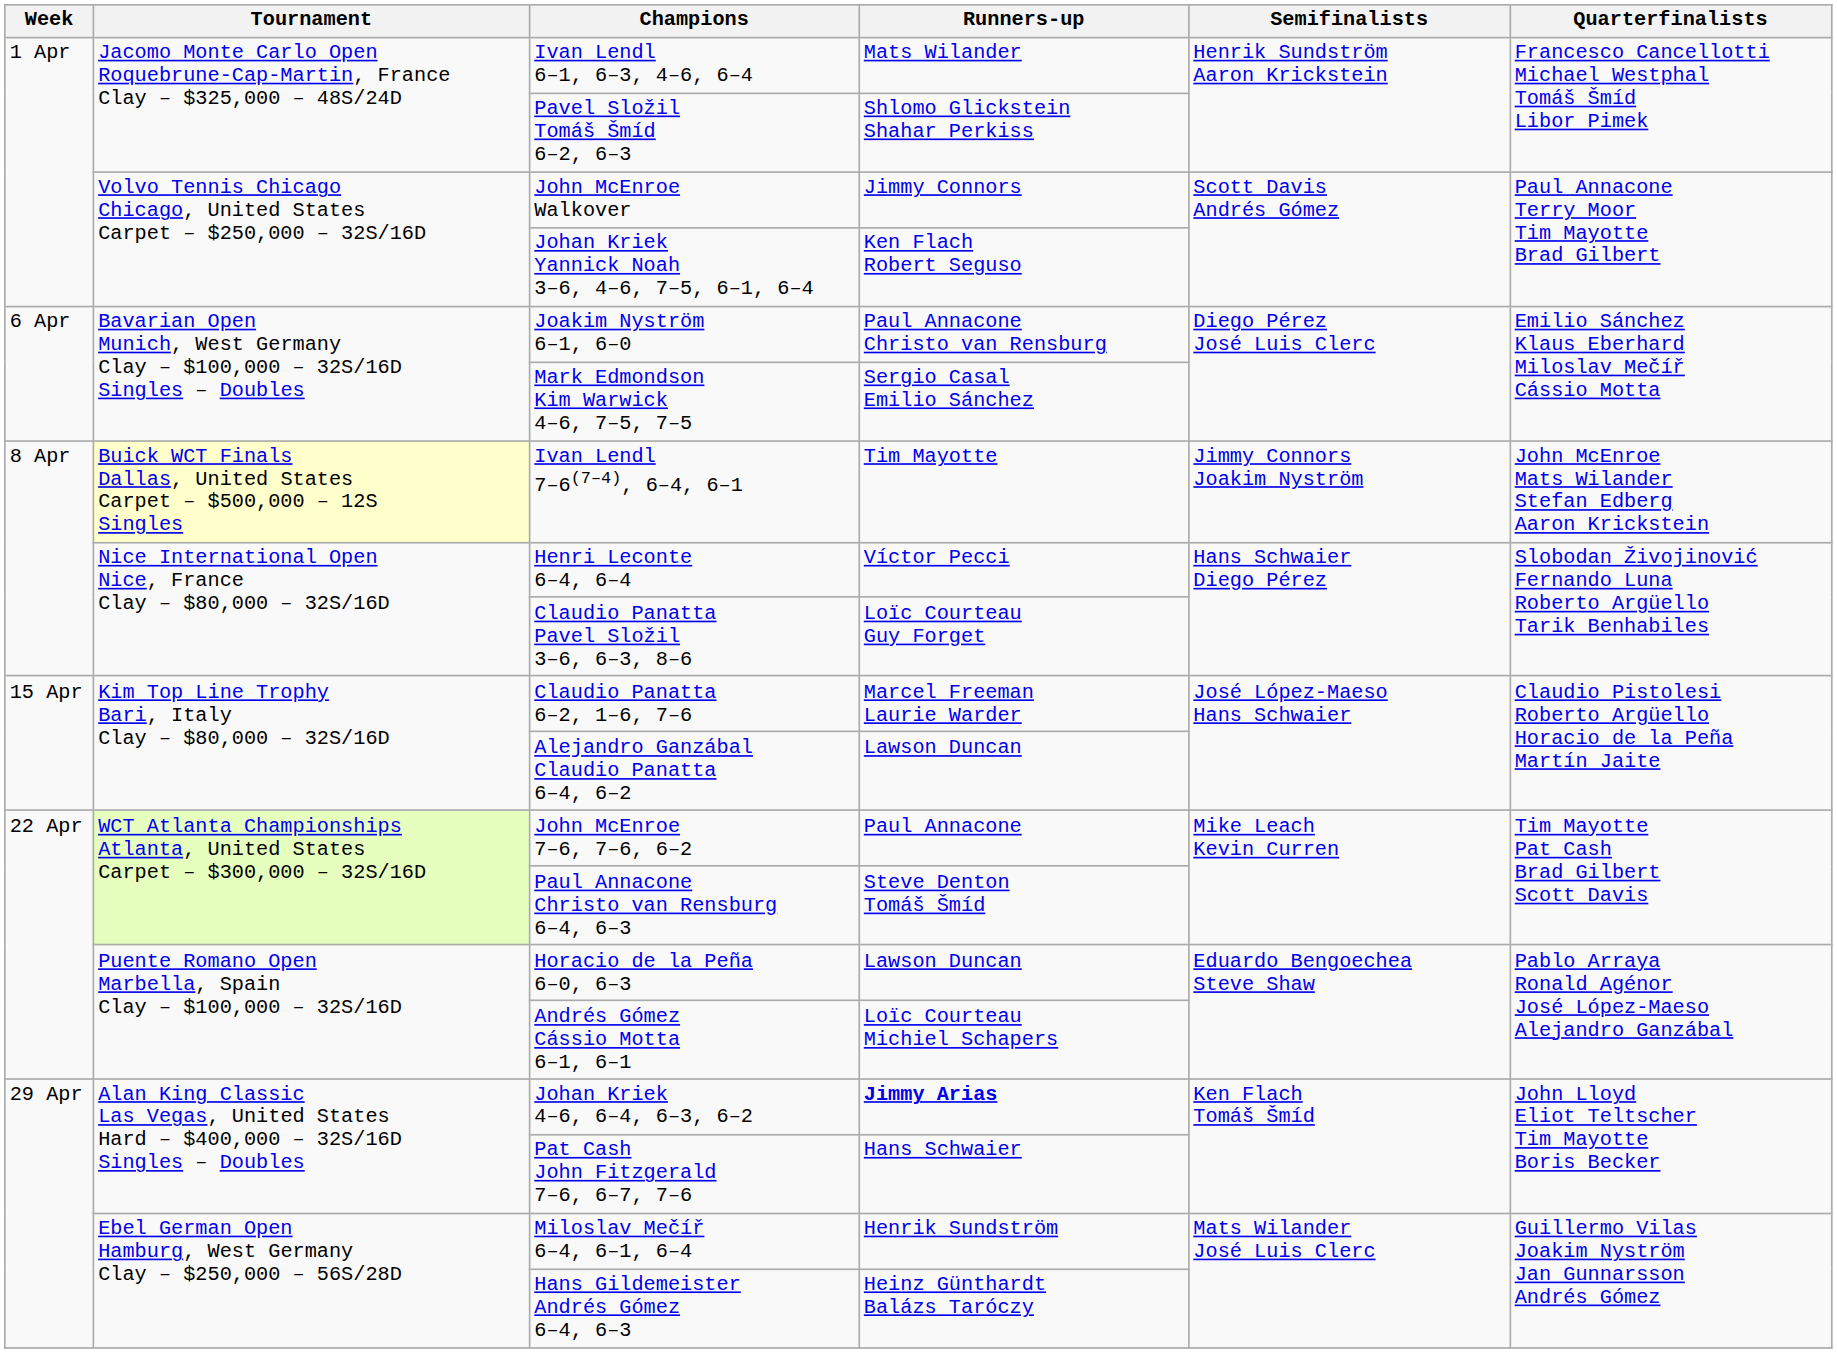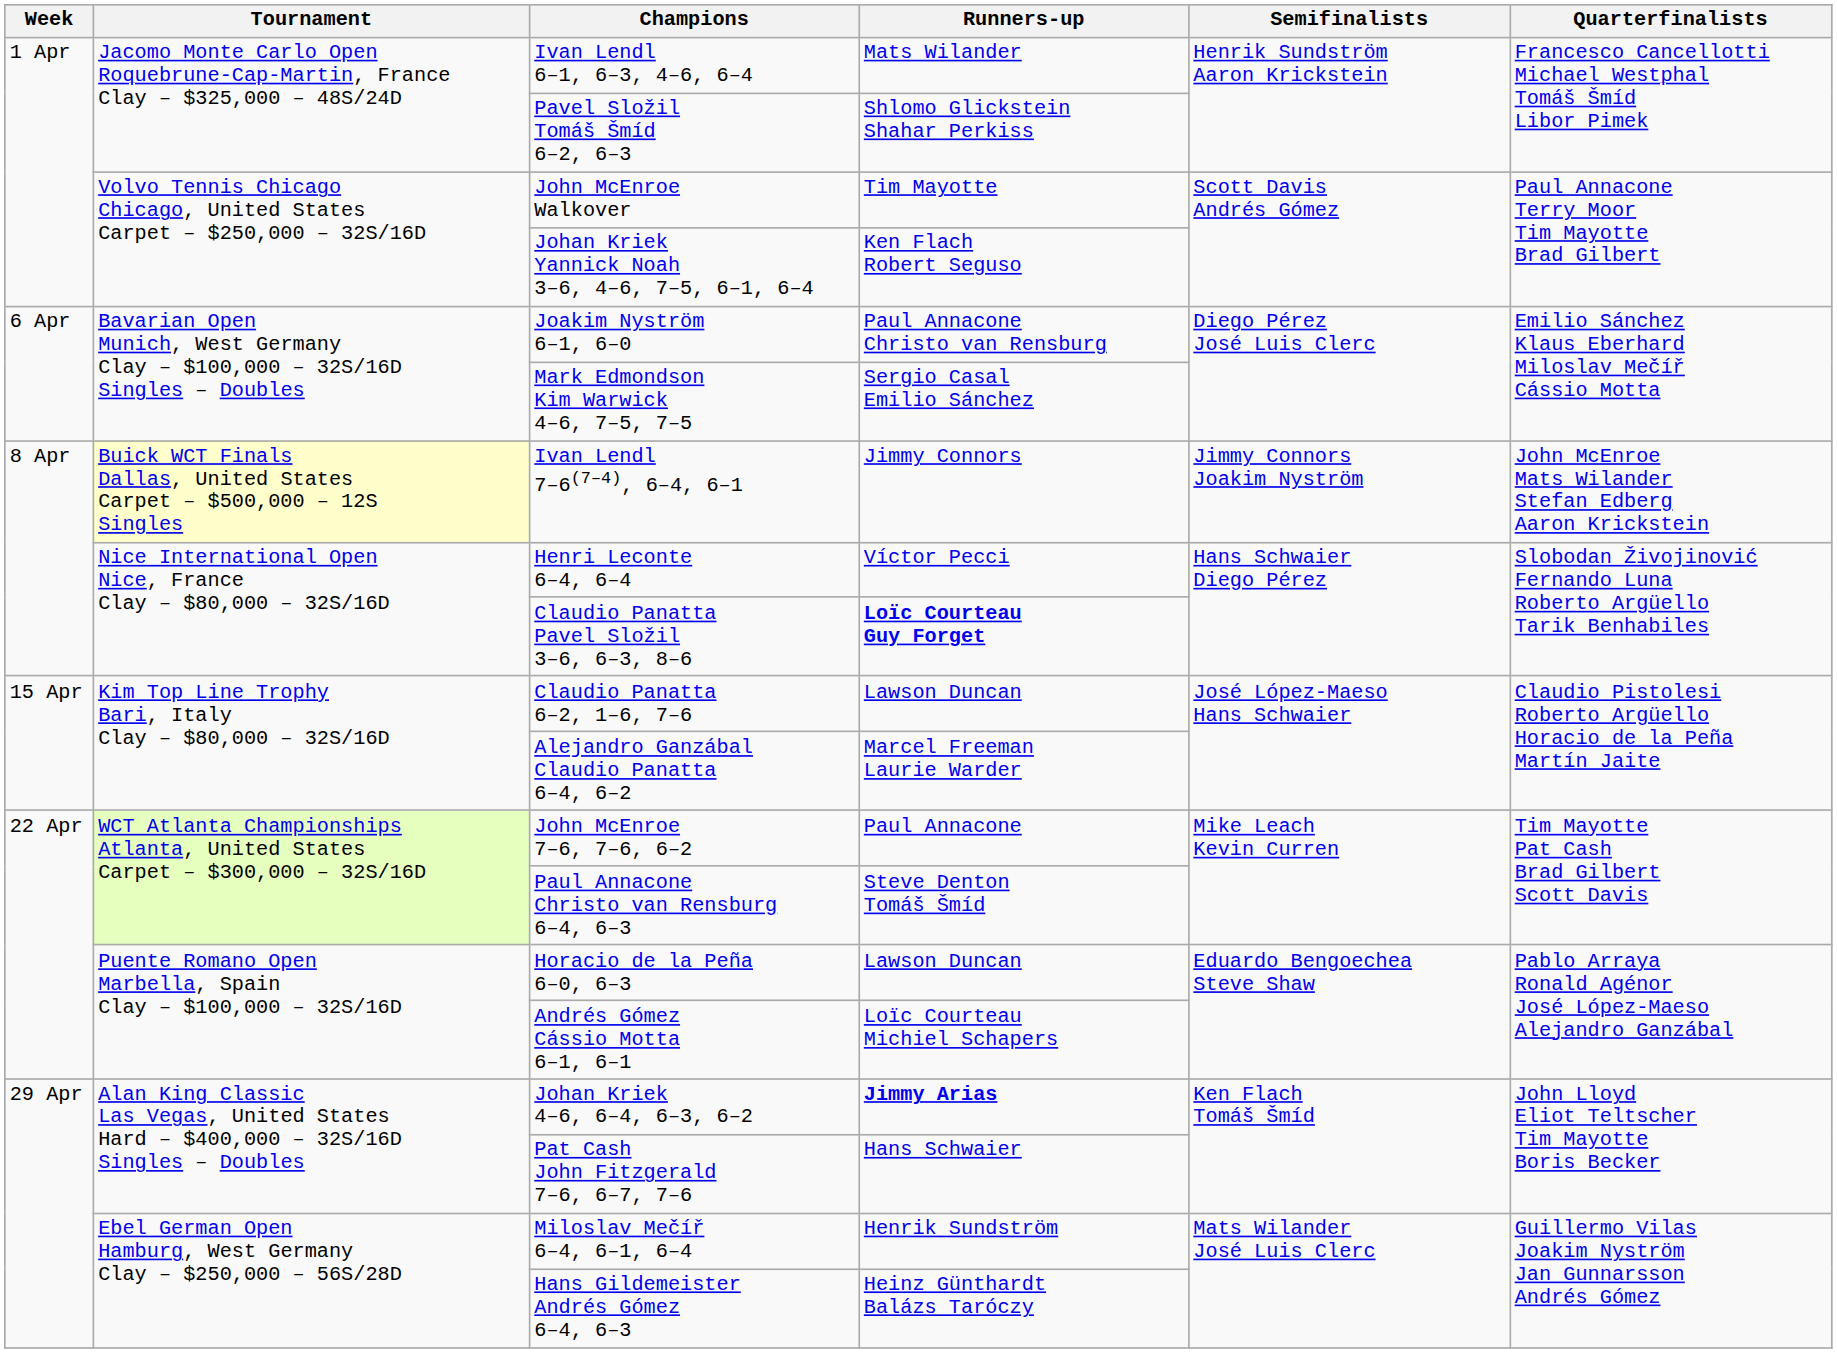(943, 188) Jimmy Connors -> (931, 188) Tim Mayotte
(931, 457) Tim Mayotte -> (943, 457) Jimmy Connors
(943, 626) normal -> (943, 626) bold
(949, 704) Marcel Freeman Laurie Warder -> (943, 693) Lawson Duncan
(943, 749) Lawson Duncan -> (949, 760) Marcel Freeman Laurie Warder
